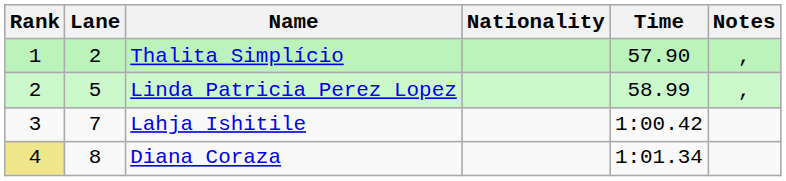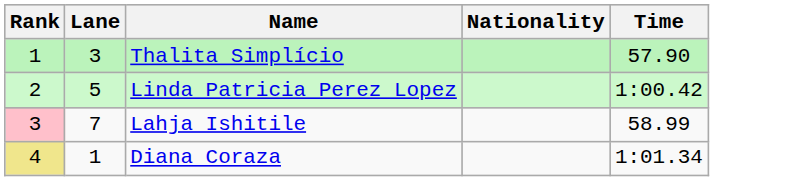- column: (744, 22)
(95, 56) 2 -> (95, 56) 3
(659, 90) 58.99 -> (659, 90) 1:00.42
(35, 124) no background -> (35, 124) pink background
(659, 124) 1:00.42 -> (659, 124) 58.99
(95, 158) 8 -> (95, 158) 1
